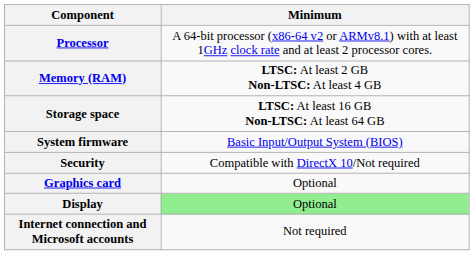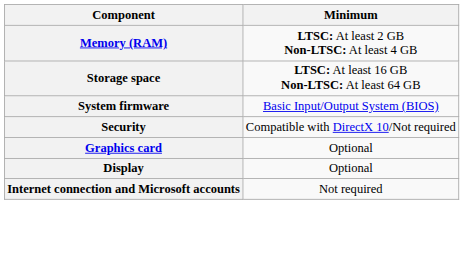- row: (83, 43)
(315, 204) lightgreen background -> (351, 168) no background
